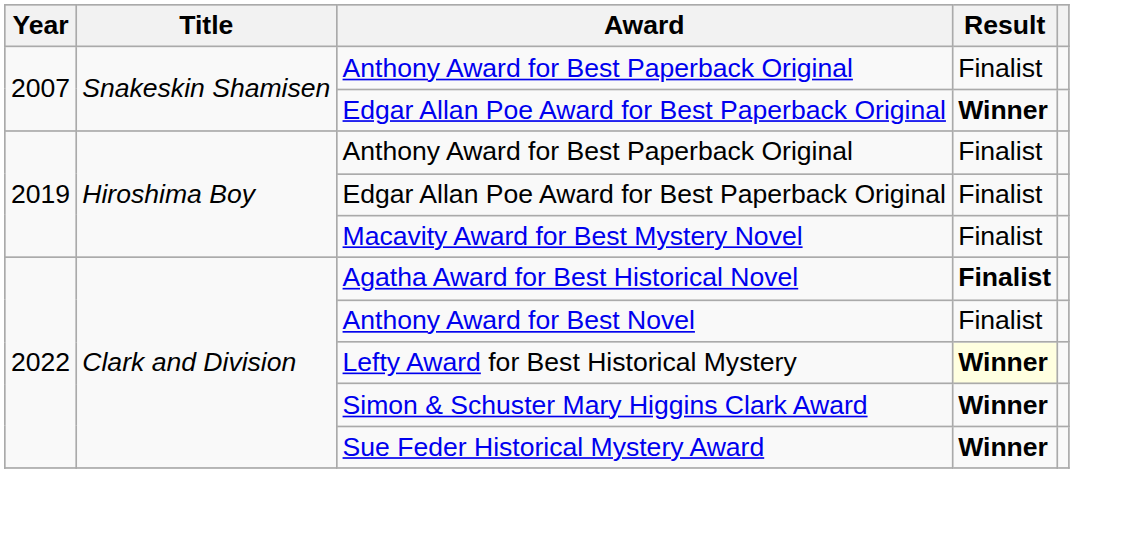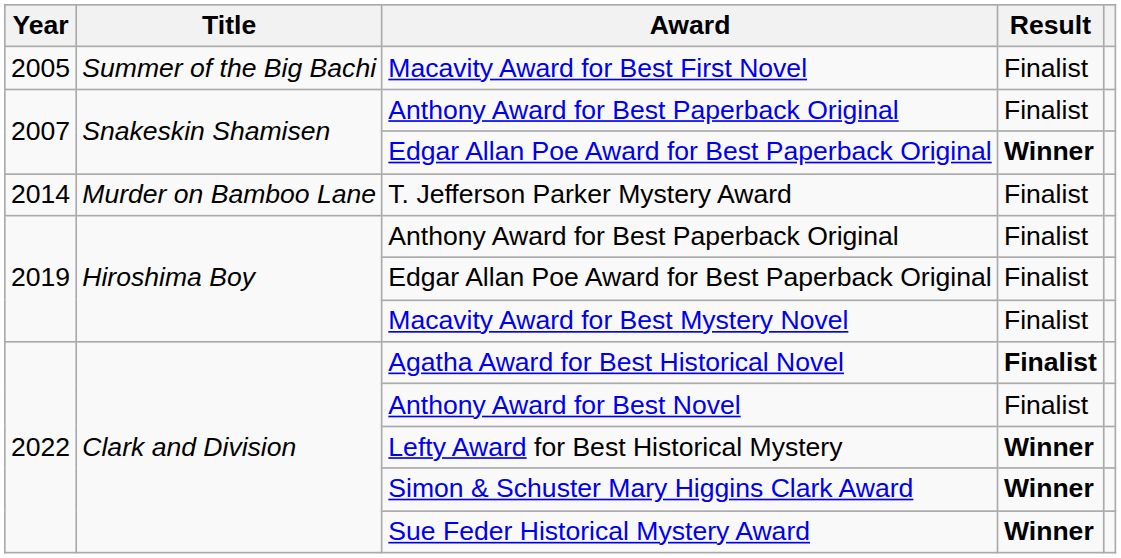+ row: (40, 67)
+ row: (40, 194)
(1003, 362) lightyellow background -> (1049, 446) no background
